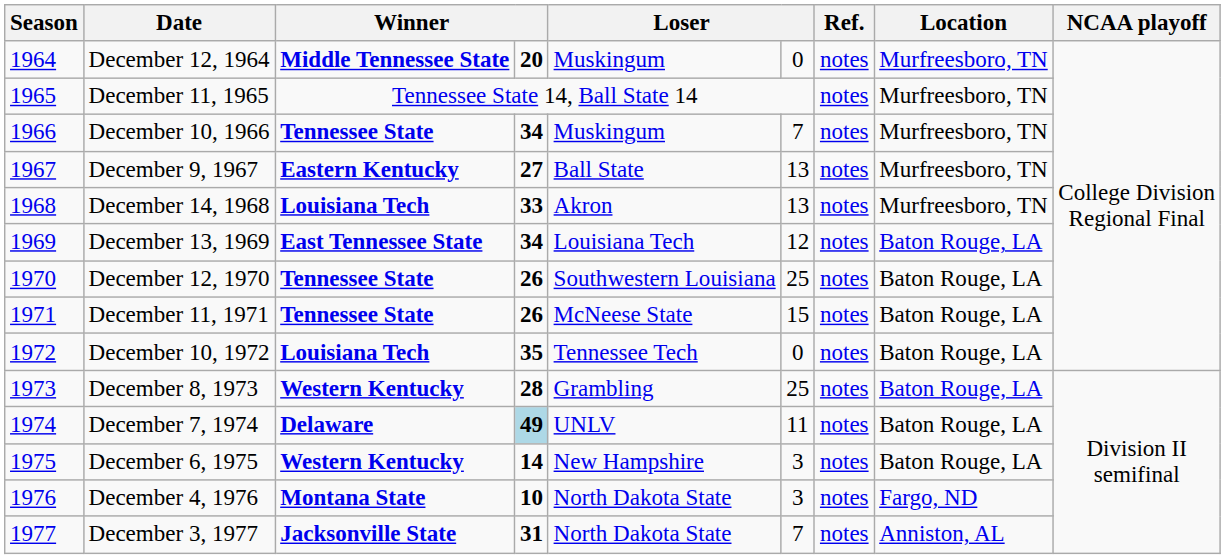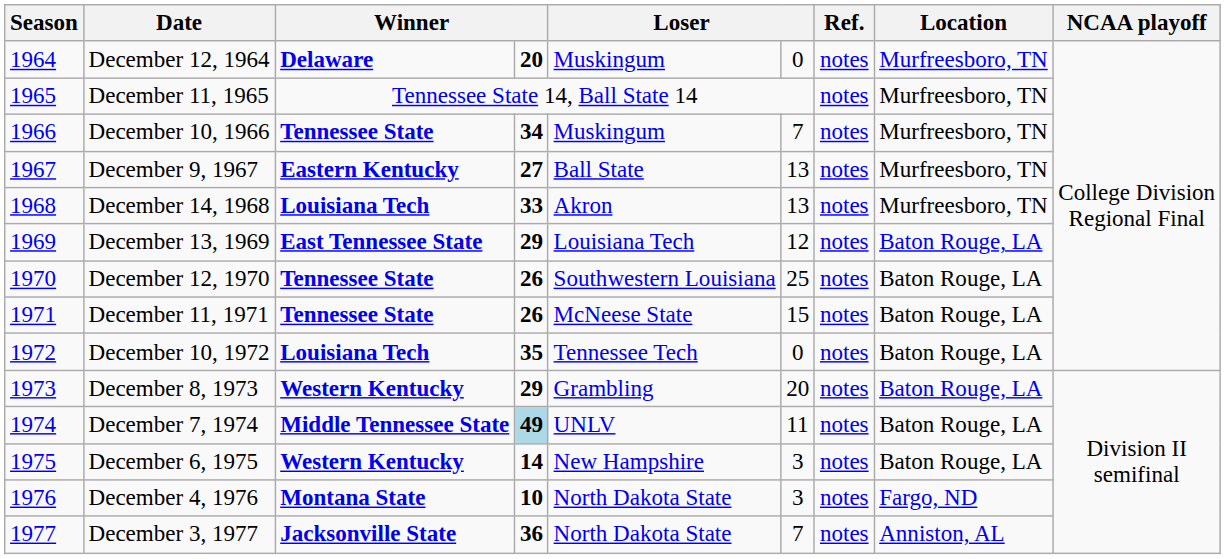(395, 59) Middle Tennessee State -> (327, 59) Delaware
(531, 242) 34 -> (531, 242) 29
(531, 388) 28 -> (531, 388) 29
(798, 388) 25 -> (798, 388) 20
(327, 424) Delaware -> (395, 424) Middle Tennessee State
(531, 534) 31 -> (531, 534) 36
